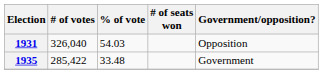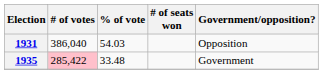(69, 43) 326,040 -> (69, 43) 386,040
(69, 60) no background -> (69, 60) pink background
